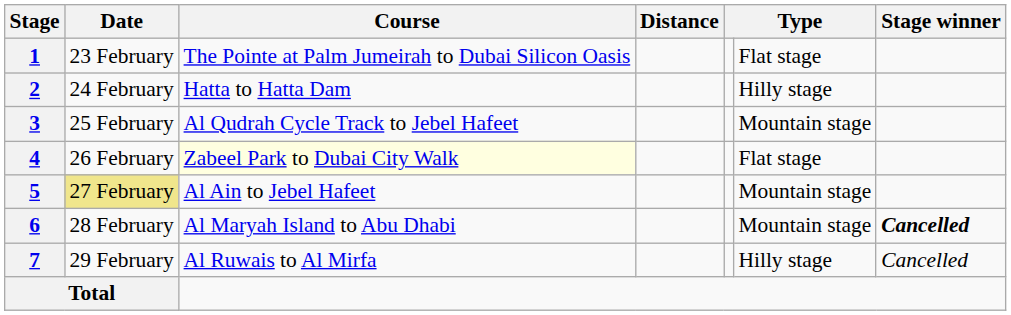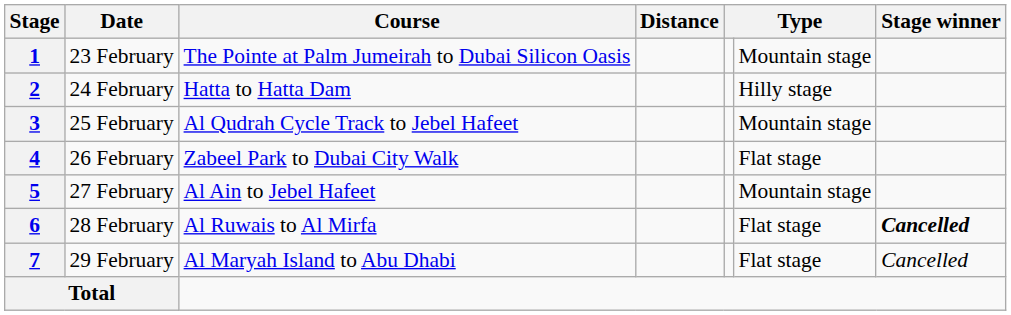(780, 55) Flat stage -> (805, 55) Mountain stage
(321, 157) lightyellow background -> (321, 157) no background
(122, 191) khaki background -> (122, 191) no background
(320, 225) Al Maryah Island to Abu Dhabi -> (280, 225) Al Ruwais to Al Mirfa
(805, 225) Mountain stage -> (780, 225) Flat stage
(280, 259) Al Ruwais to Al Mirfa -> (320, 259) Al Maryah Island to Abu Dhabi
(785, 259) Hilly stage -> (780, 259) Flat stage
